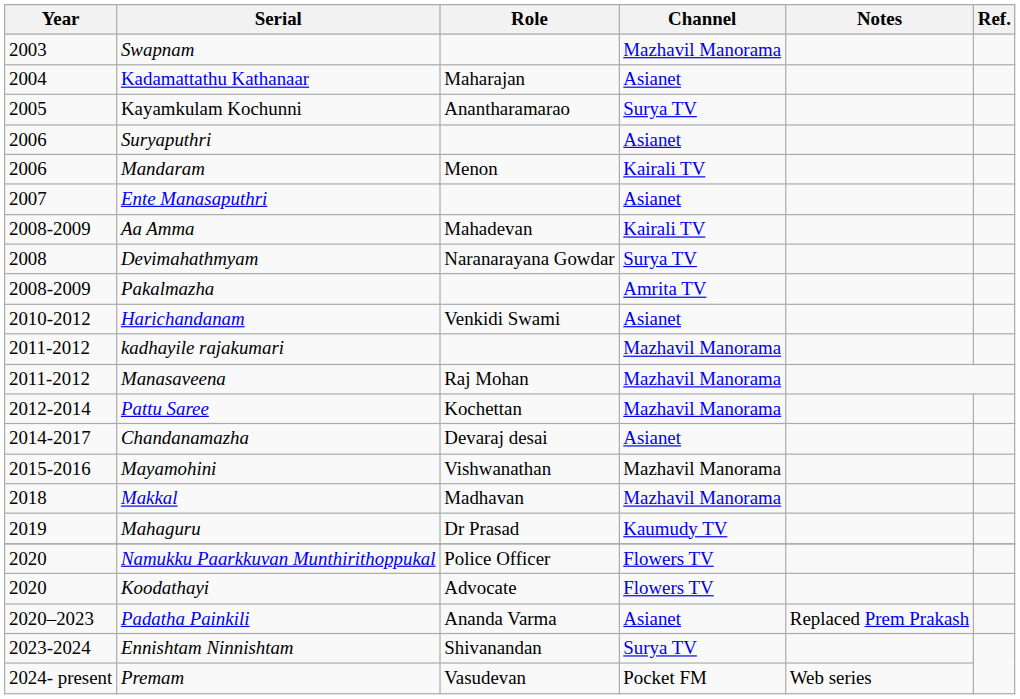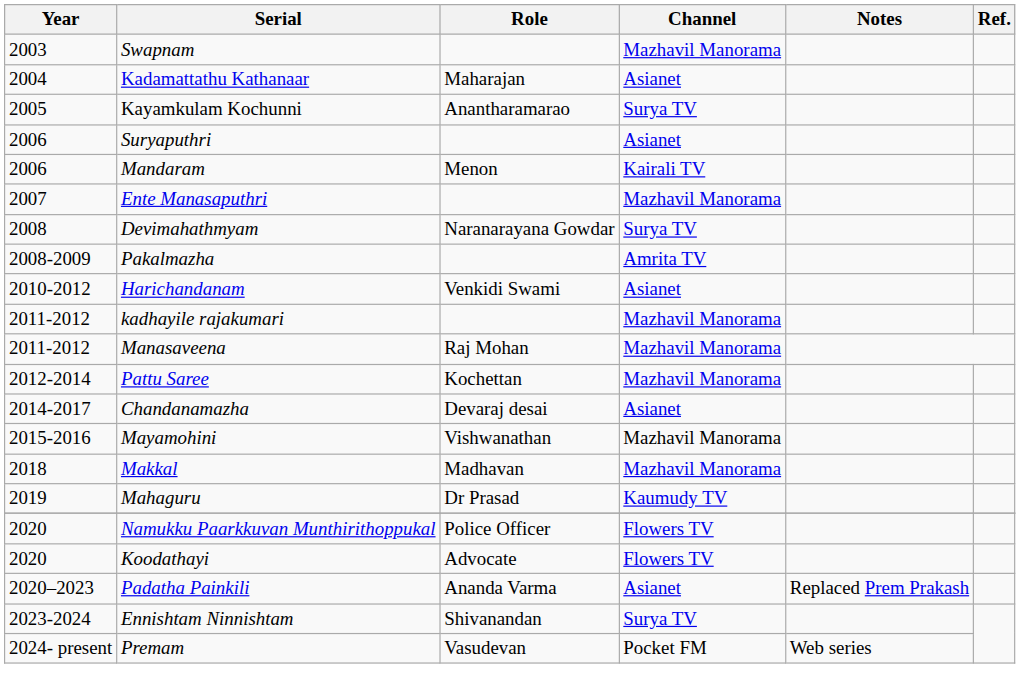(652, 199) Asianet -> (702, 199) Mazhavil Manorama
- row: (158, 229)
